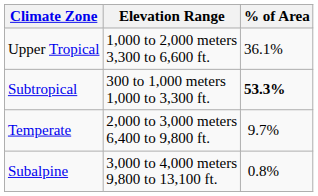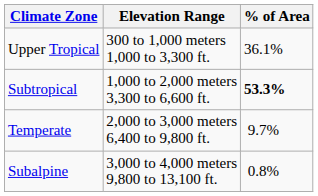(172, 48) 1,000 to 2,000 meters 3,300 to 6,600 ft. -> (166, 48) 300 to 1,000 meters 1,000 to 3,300 ft.
(166, 89) 300 to 1,000 meters 1,000 to 3,300 ft. -> (172, 89) 1,000 to 2,000 meters 3,300 to 6,600 ft.
